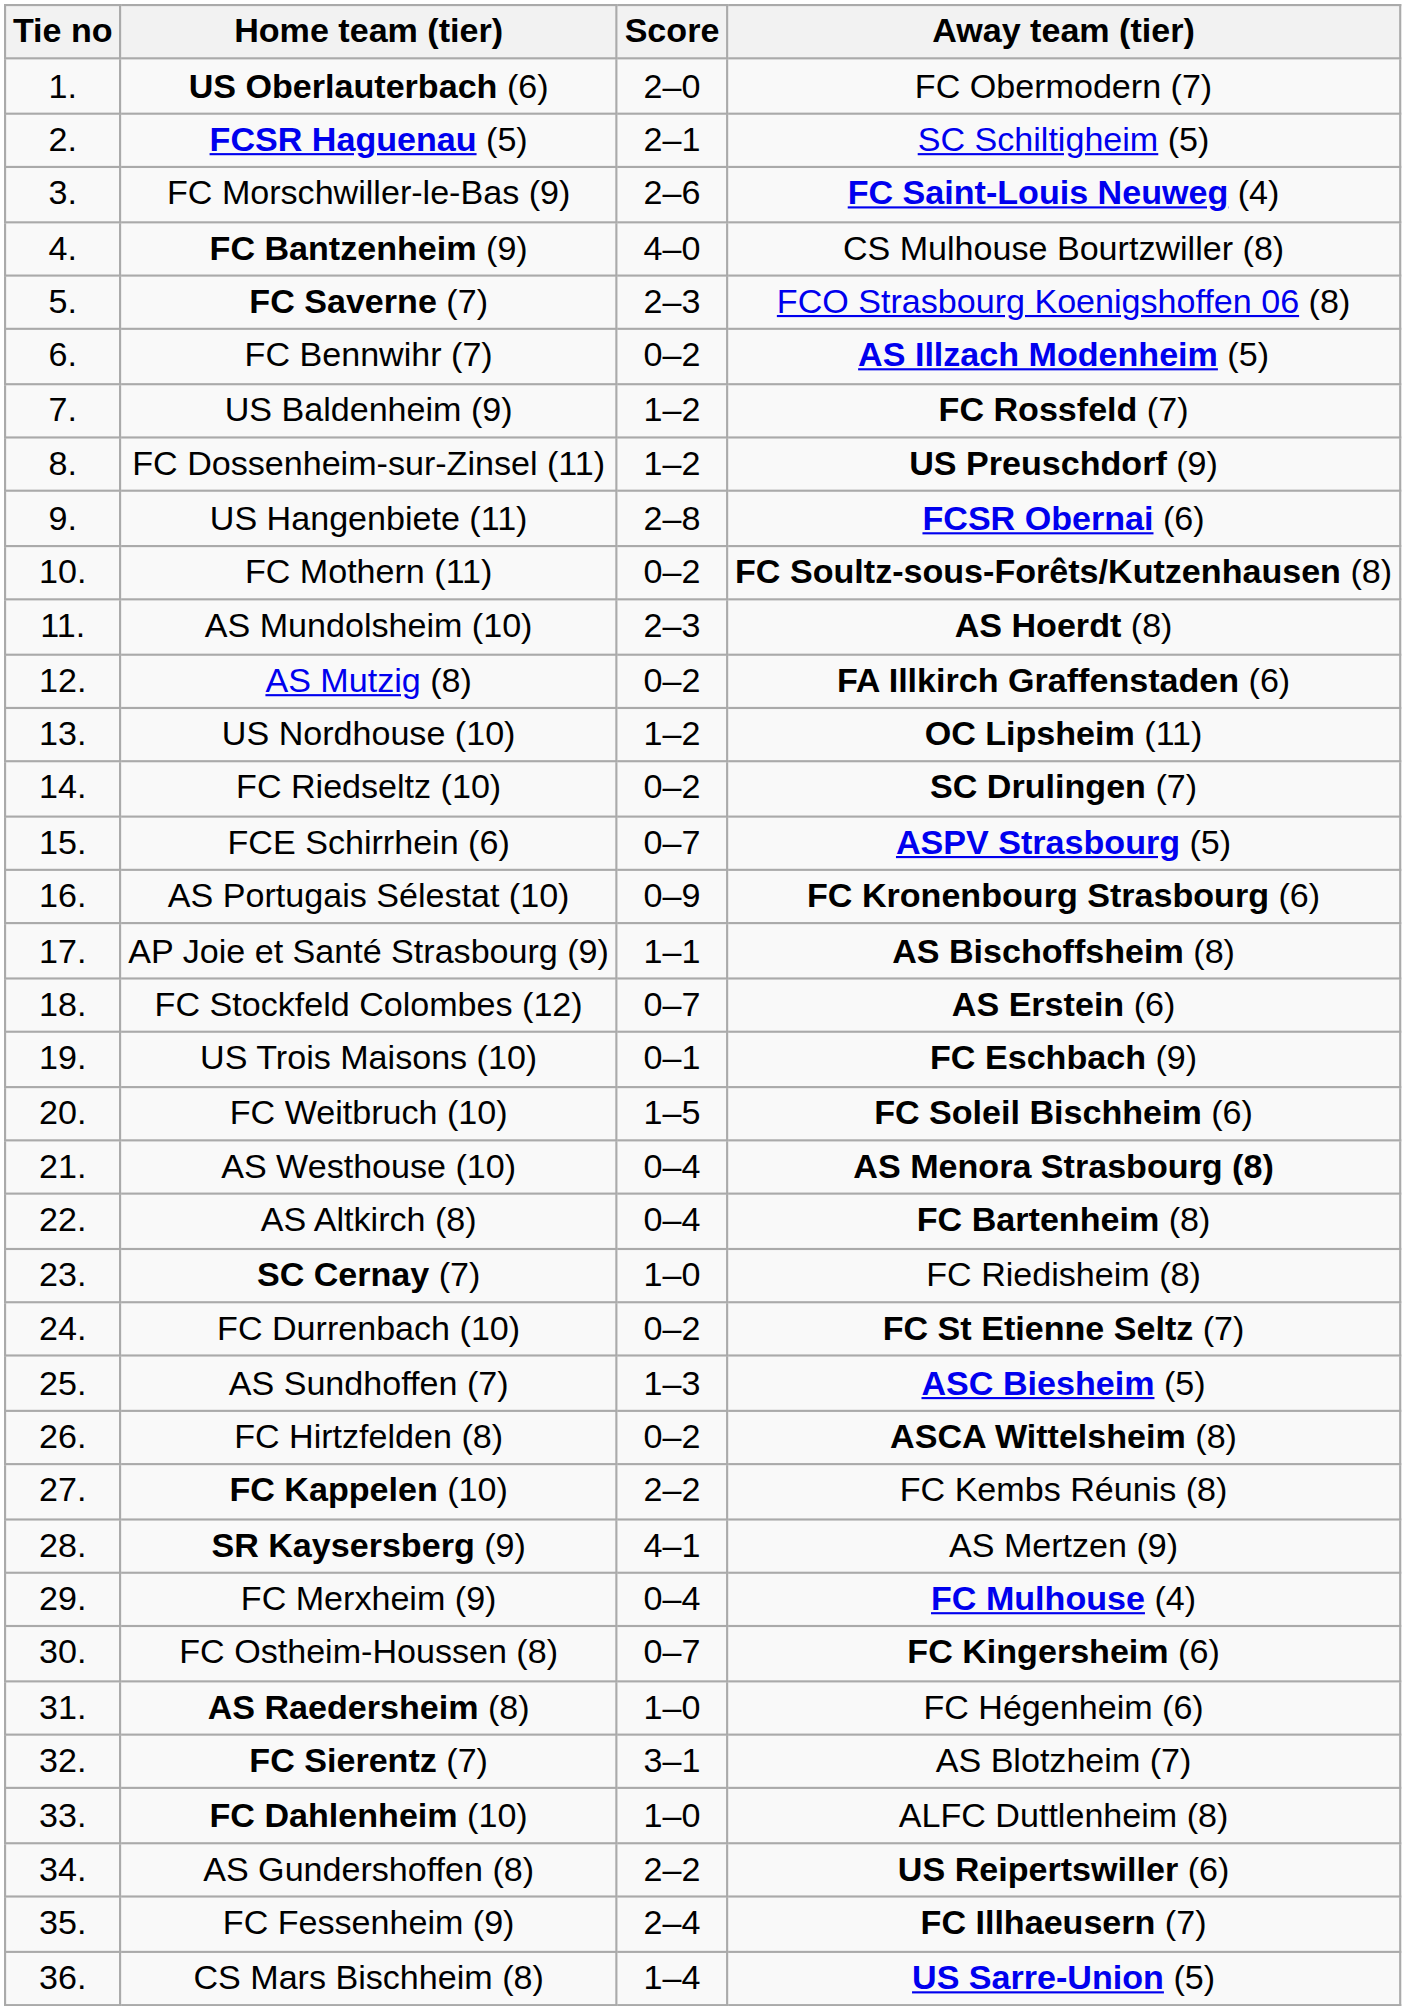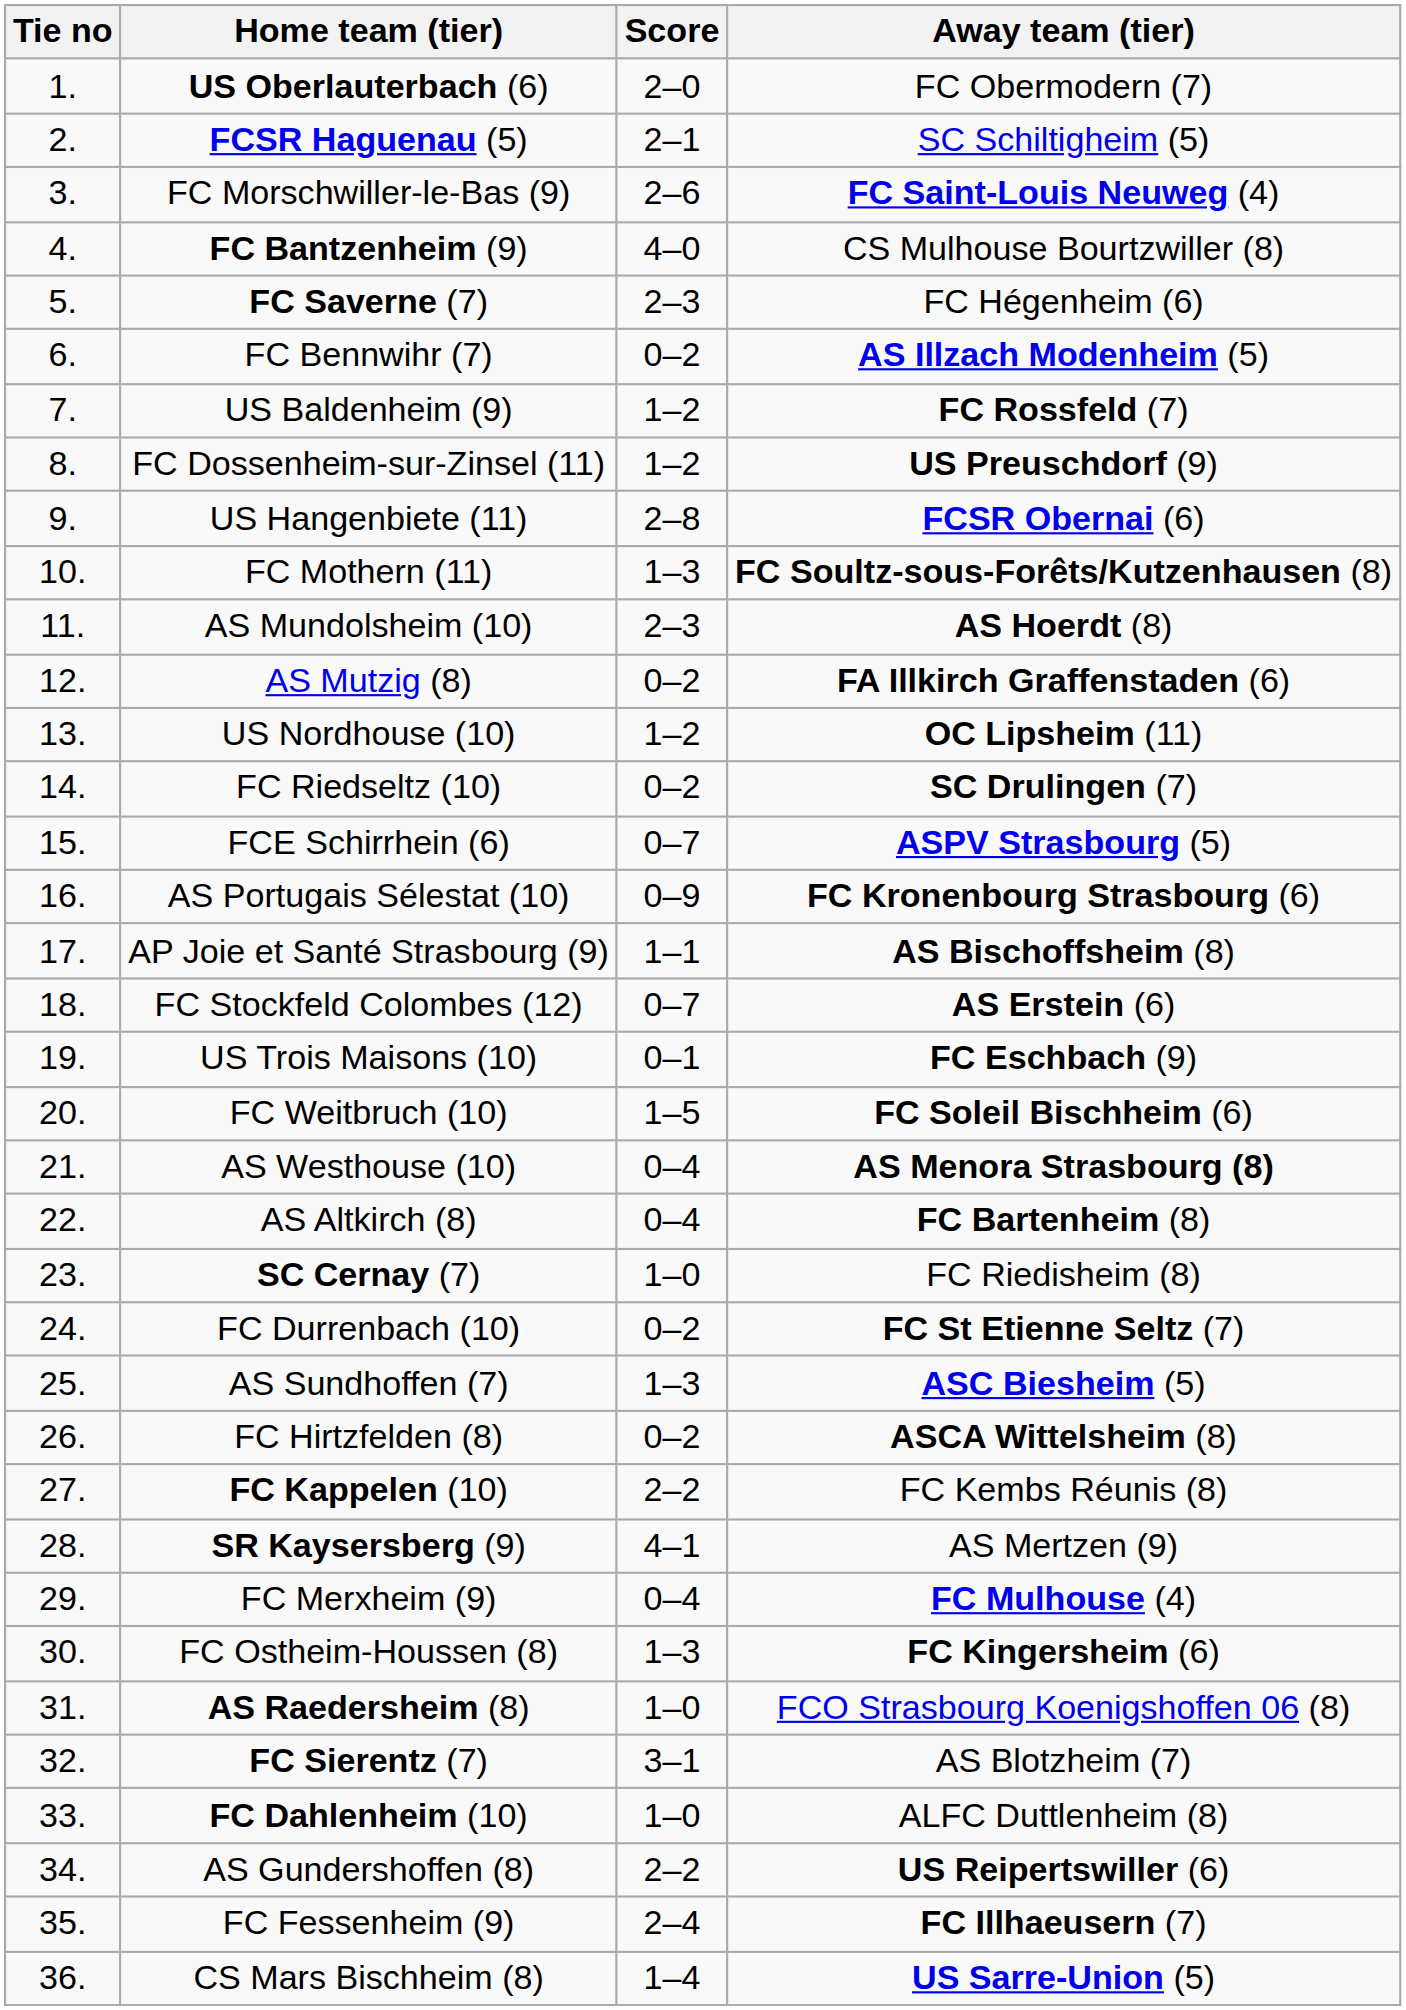(1064, 301) FCO Strasbourg Koenigshoffen 06 (8) -> (1064, 301) FC Hégenheim (6)
(672, 572) 0–2 -> (672, 572) 1–3
(672, 1652) 0–7 -> (672, 1652) 1–3
(1064, 1707) FC Hégenheim (6) -> (1064, 1707) FCO Strasbourg Koenigshoffen 06 (8)
